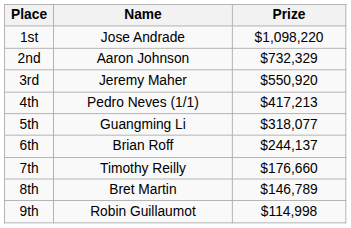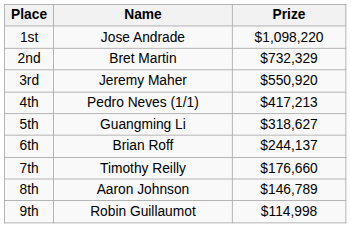(143, 59) Aaron Johnson -> (143, 59) Bret Martin
(289, 124) $318,077 -> (289, 124) $318,627
(143, 189) Bret Martin -> (143, 189) Aaron Johnson
